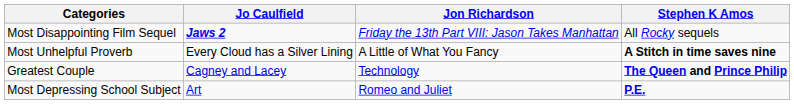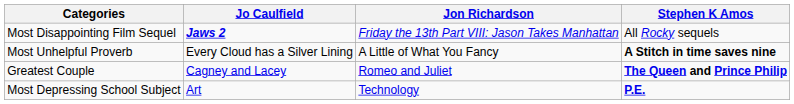(389, 71) Technology -> (405, 71) Romeo and Juliet
(405, 90) Romeo and Juliet -> (389, 90) Technology
